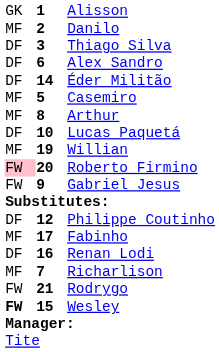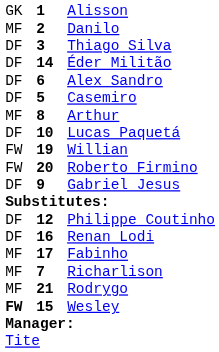rows swapped: (119, 81) <-> (115, 64)
(14, 98) MF -> (14, 98) DF
(14, 151) MF -> (14, 151) FW
(14, 168) pink background -> (14, 168) no background
(14, 185) FW -> (14, 185) DF
rows swapped: (98, 237) <-> (111, 255)
(14, 289) FW -> (14, 289) MF
